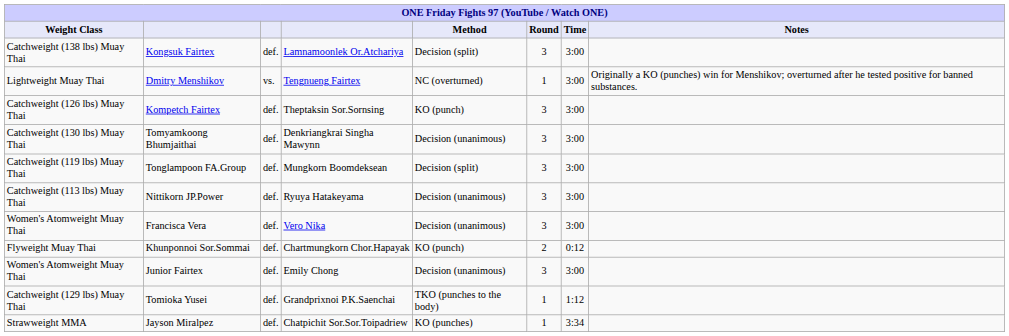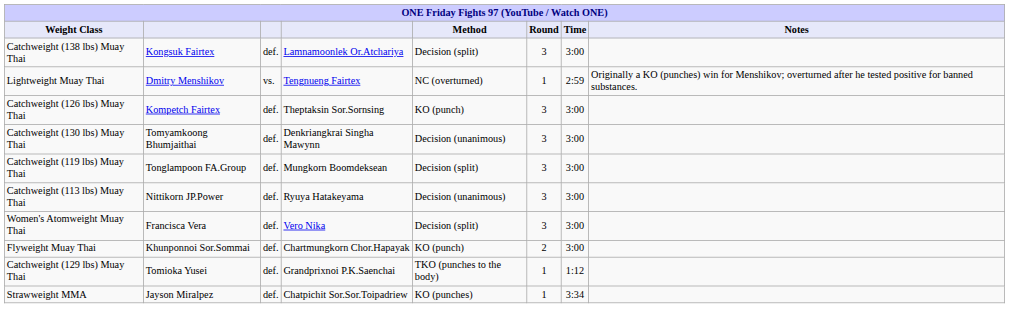(575, 81) 3:00 -> (575, 81) 2:59
(460, 225) Decision (unanimous) -> (447, 225) Decision (split)
(575, 248) 0:12 -> (575, 248) 3:00
- row: (174, 271)
